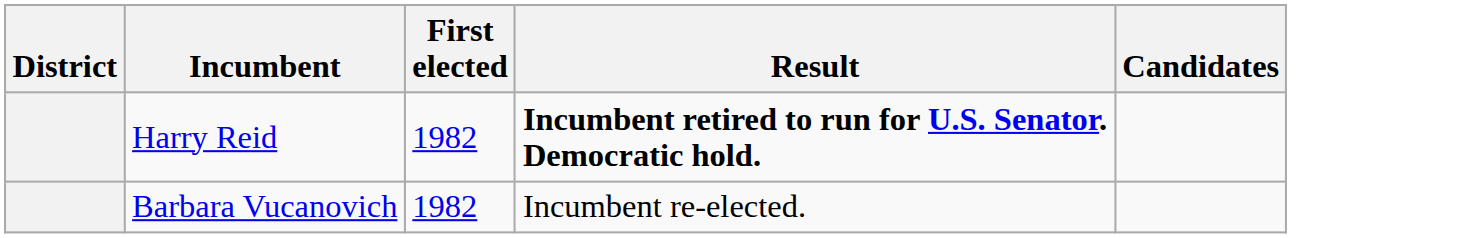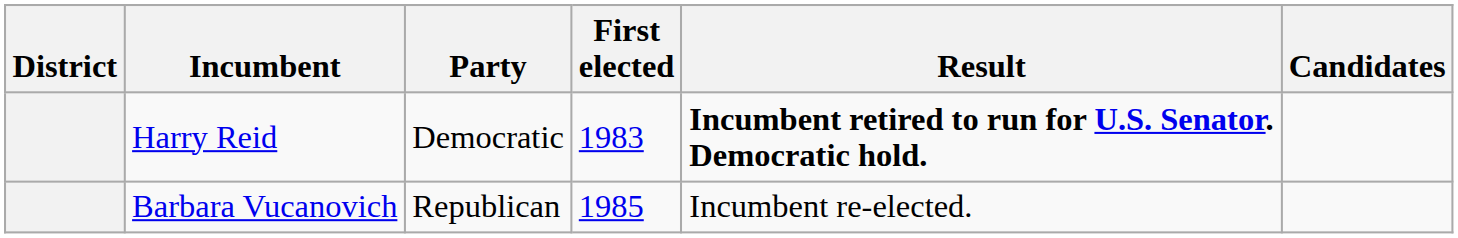+ column: (488, 66)
(445, 136) 1982 -> (611, 136) 1983
(445, 206) 1982 -> (611, 206) 1985
